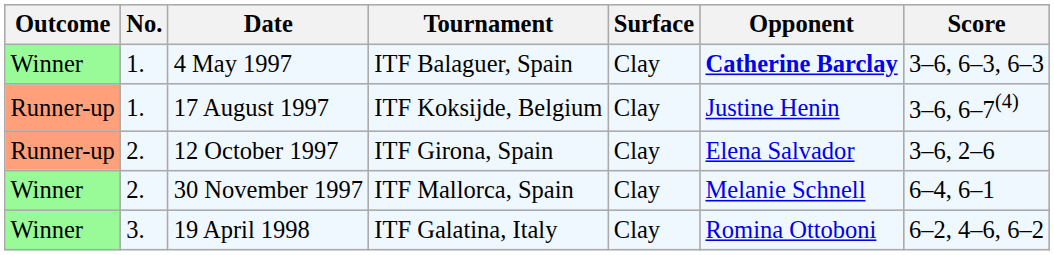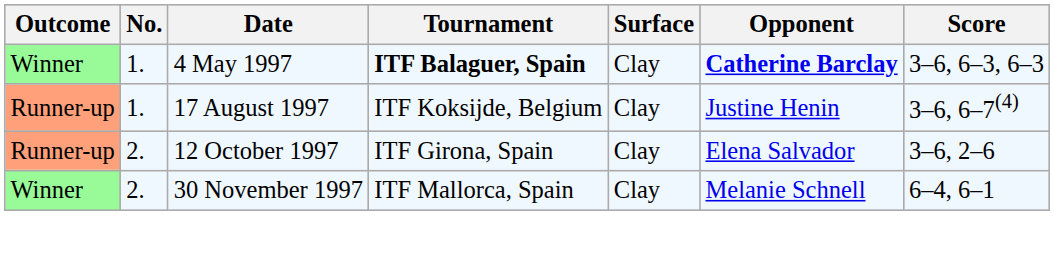(474, 63) normal -> (480, 63) bold
- row: (242, 229)
